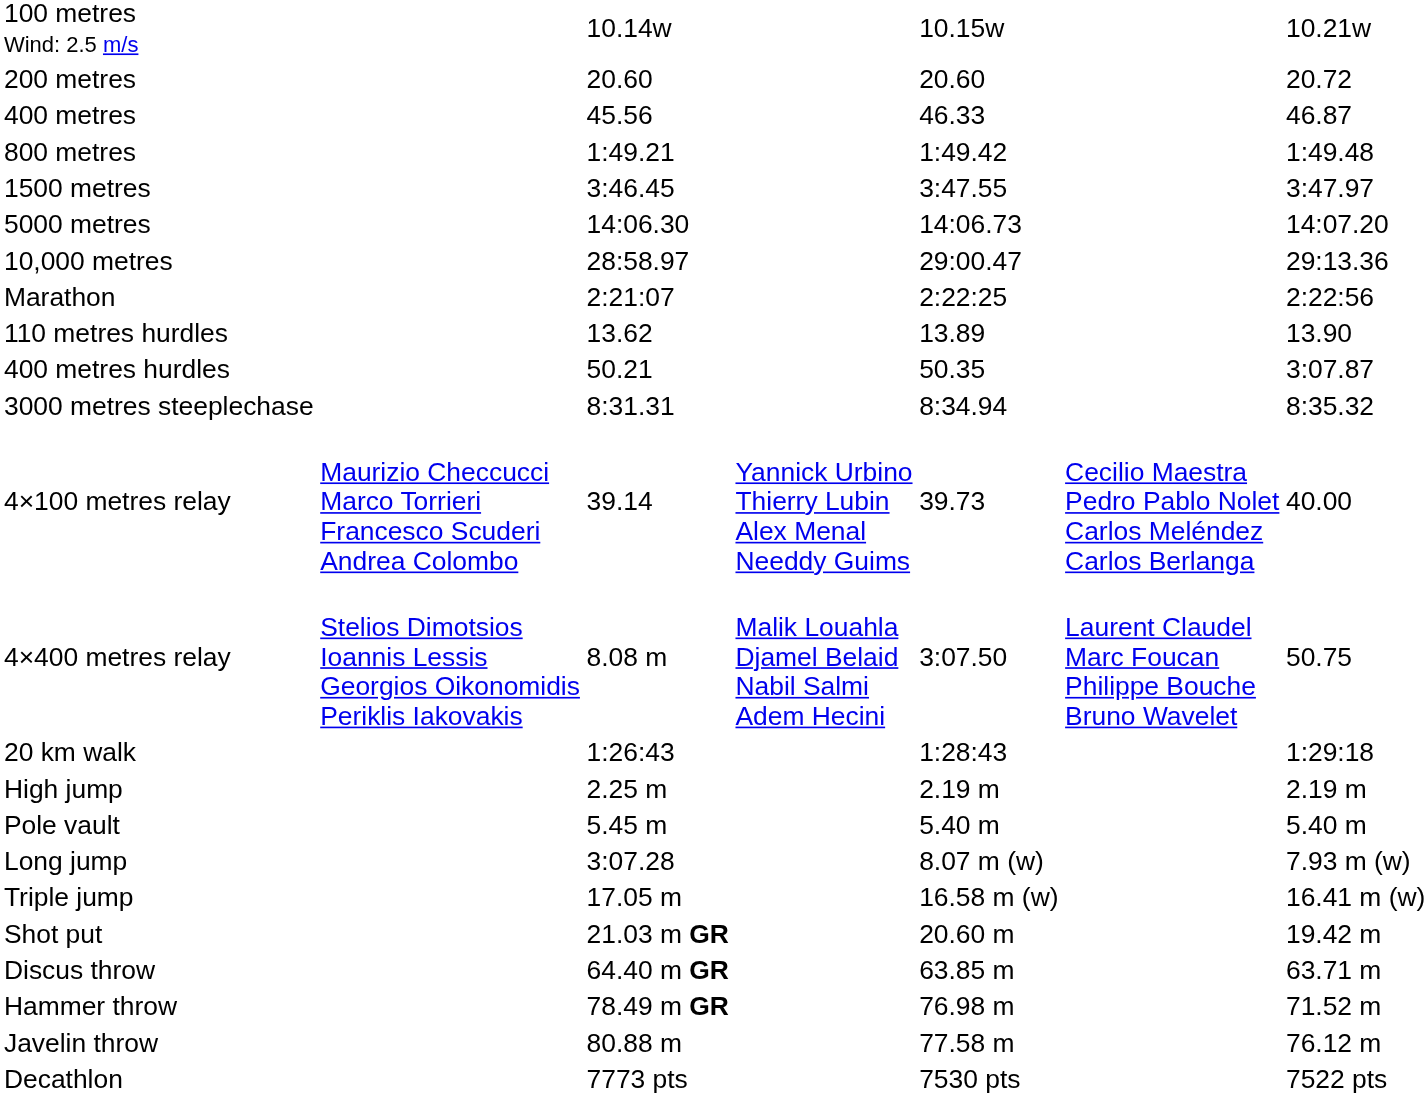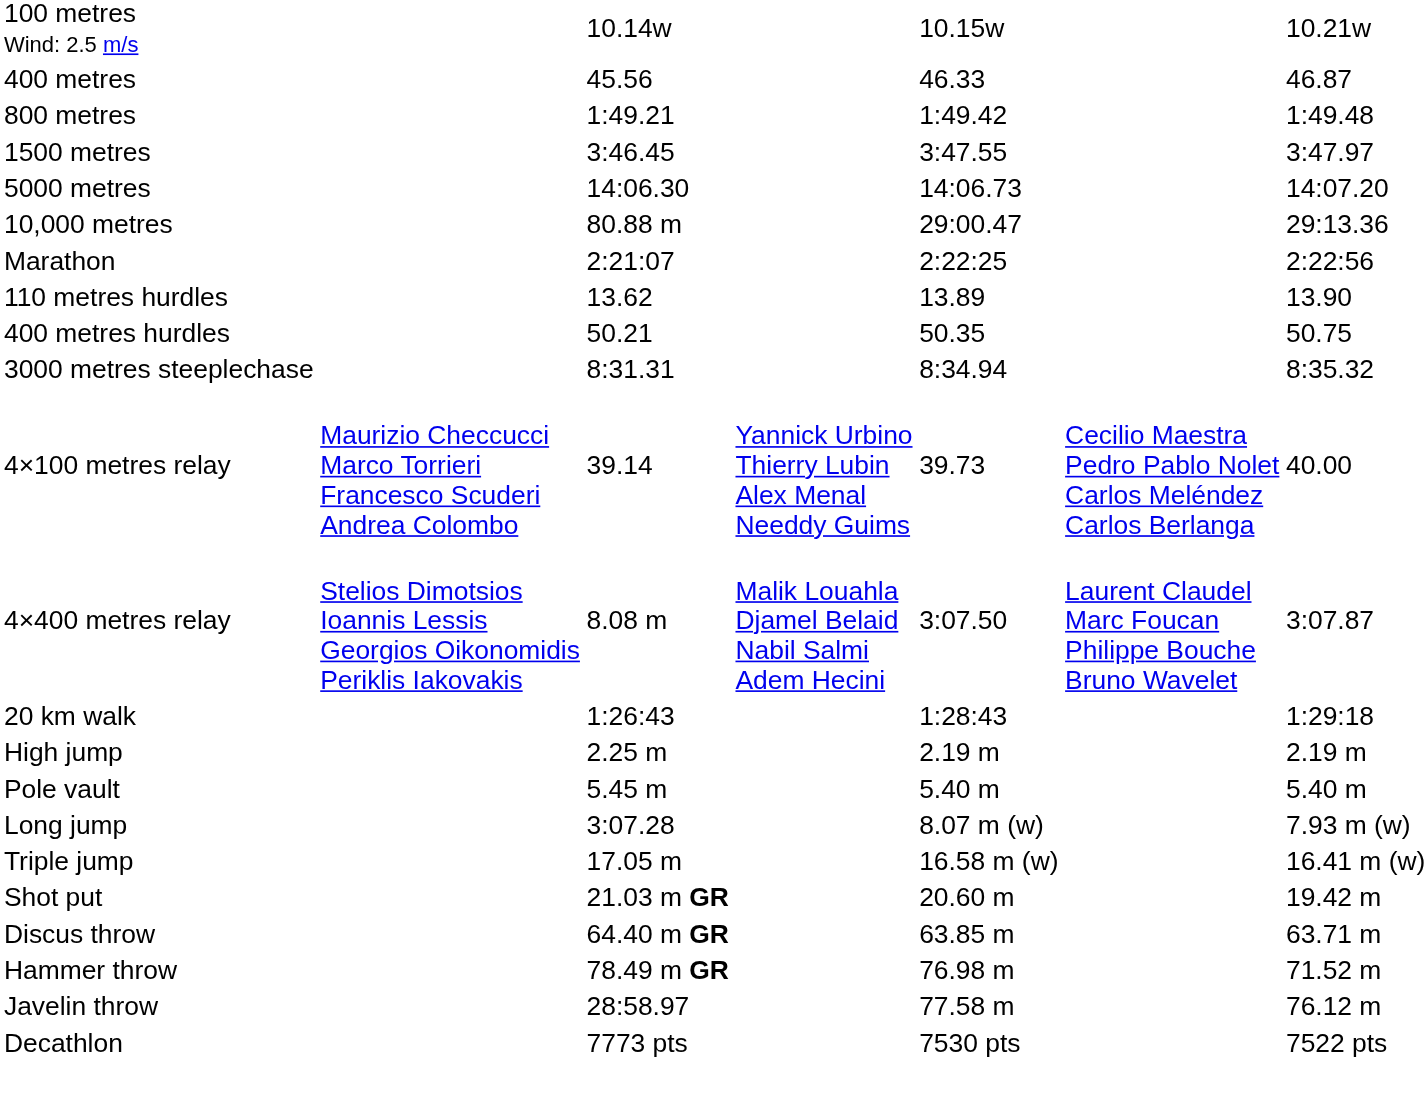- row: (70, 79)
(638, 260) 28:58.97 -> (634, 224) 80.88 m
(1330, 369) 3:07.87 -> (1319, 333) 50.75
(1319, 656) 50.75 -> (1330, 620) 3:07.87
(634, 1043) 80.88 m -> (638, 1006) 28:58.97
